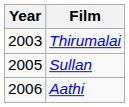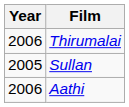(25, 41) 2003 -> (25, 41) 2006
